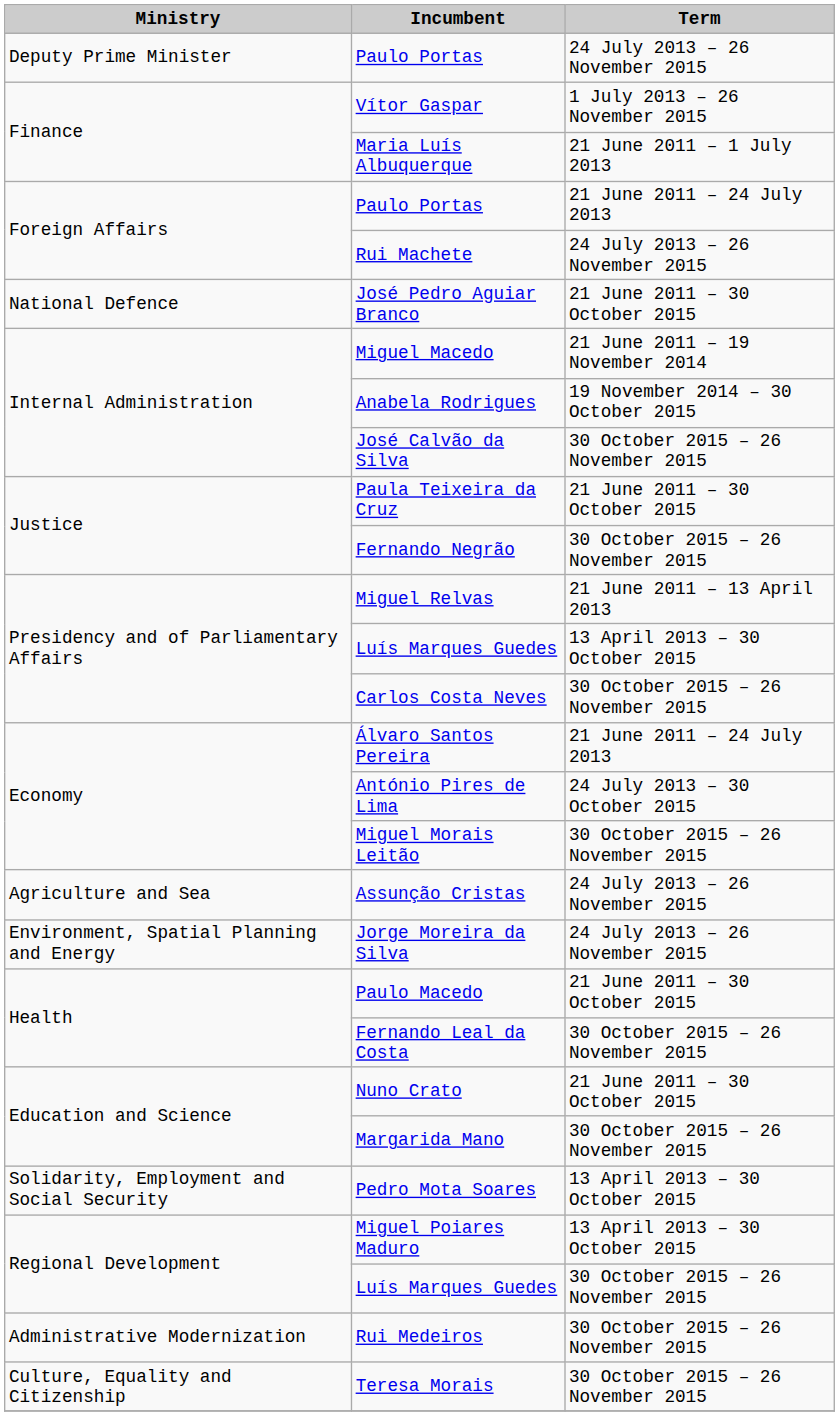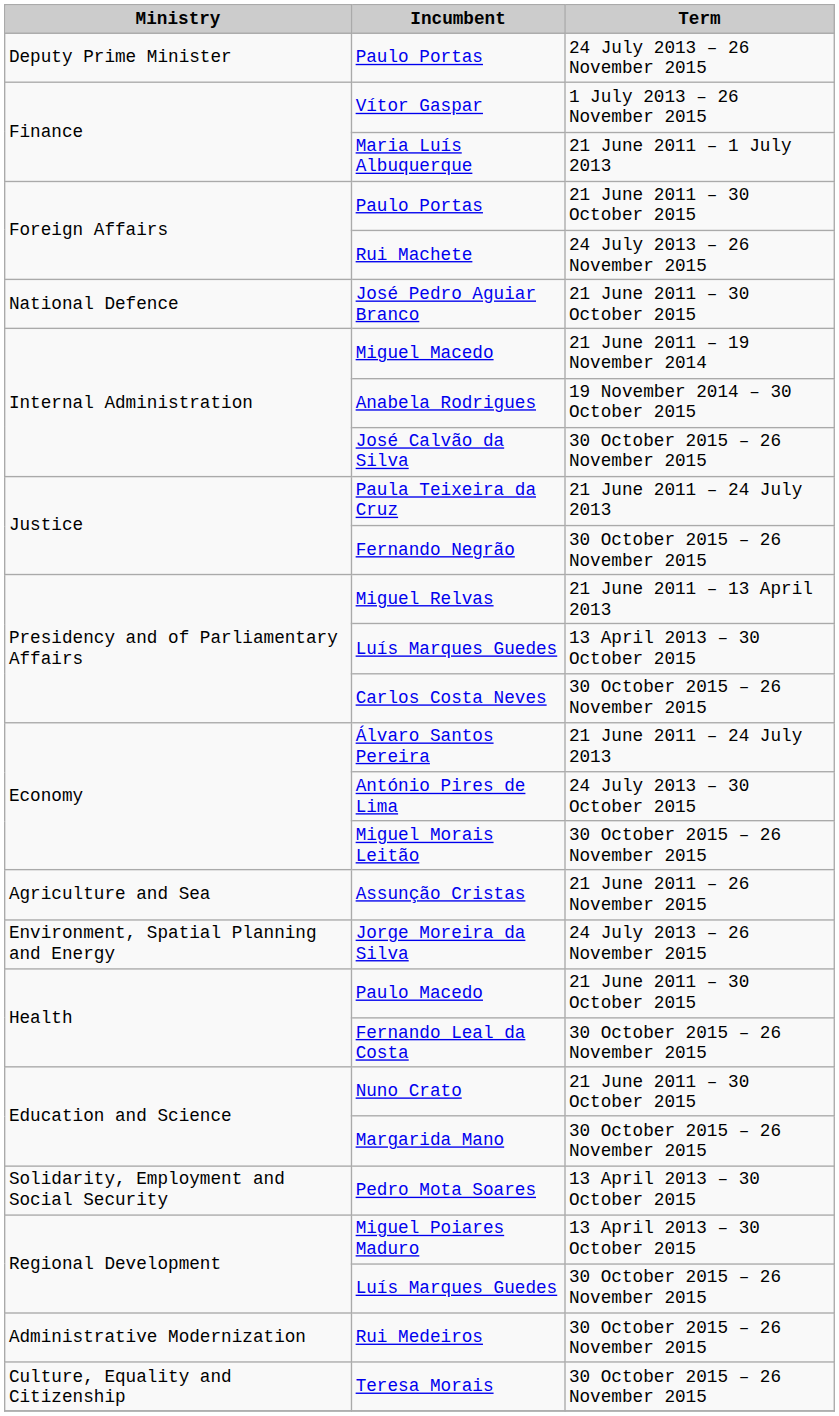(686, 206) 21 June 2011 – 24 July 2013 -> (659, 206) 21 June 2011 – 30 October 2015
(659, 501) 21 June 2011 – 30 October 2015 -> (686, 501) 21 June 2011 – 24 July 2013
(659, 895) 24 July 2013 – 26 November 2015 -> (659, 895) 21 June 2011 – 26 November 2015
